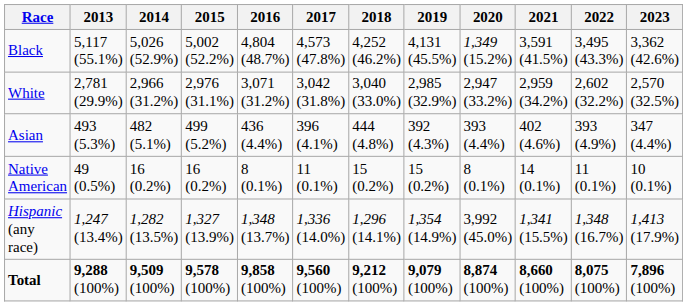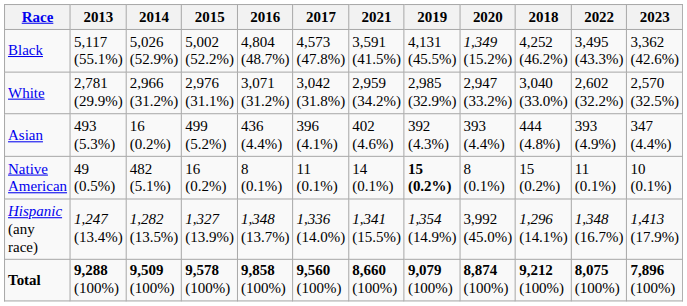columns swapped: (377, 17) <-> (543, 17)
(150, 135) 482 (5.1%) -> (150, 135) 16 (0.2%)
(150, 177) 16 (0.2%) -> (150, 177) 482 (5.1%)
(428, 177) normal -> (430, 177) bold
